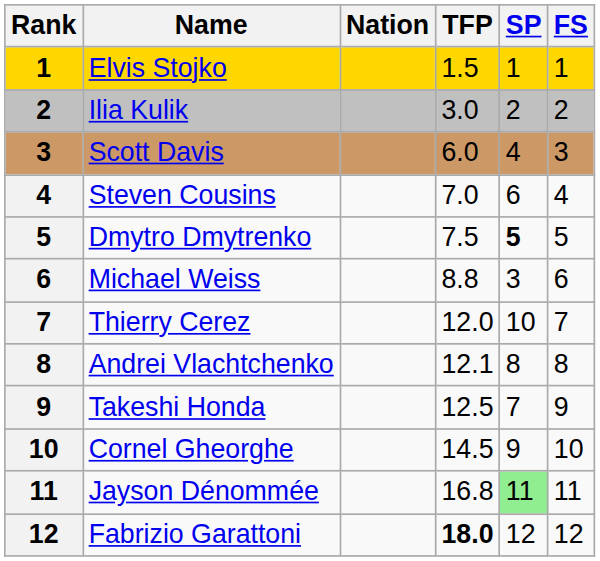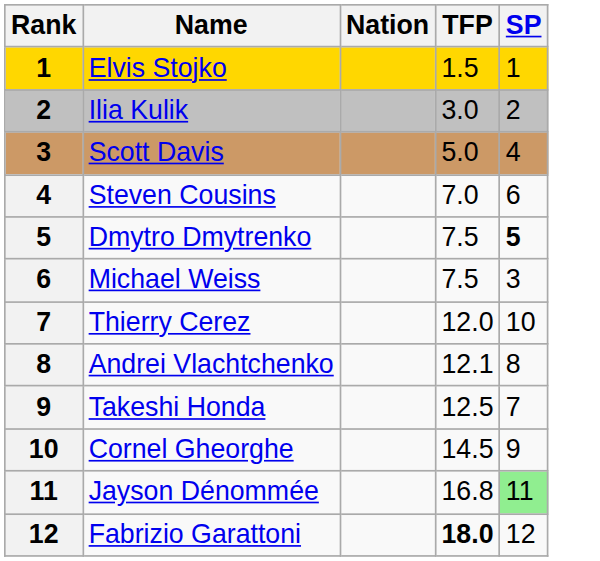- column: (571, 25)
(460, 152) 6.0 -> (460, 152) 5.0
(460, 279) 8.8 -> (460, 279) 7.5
